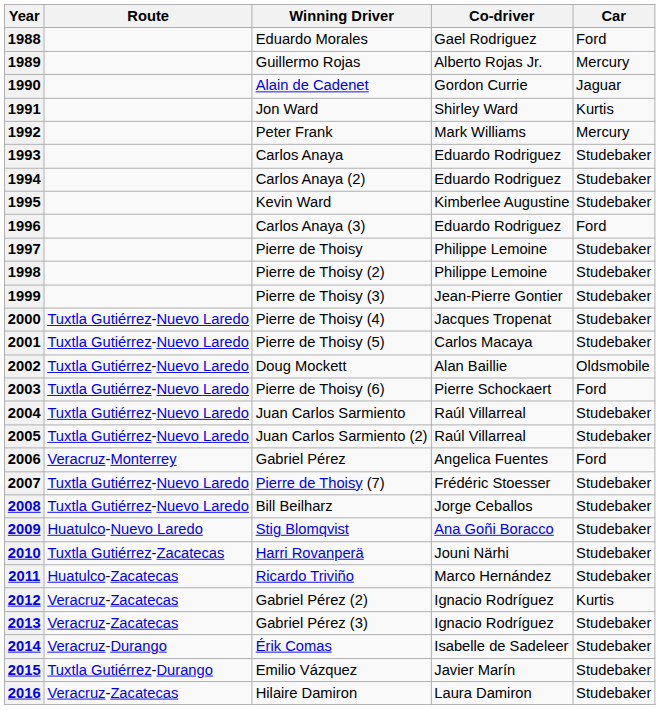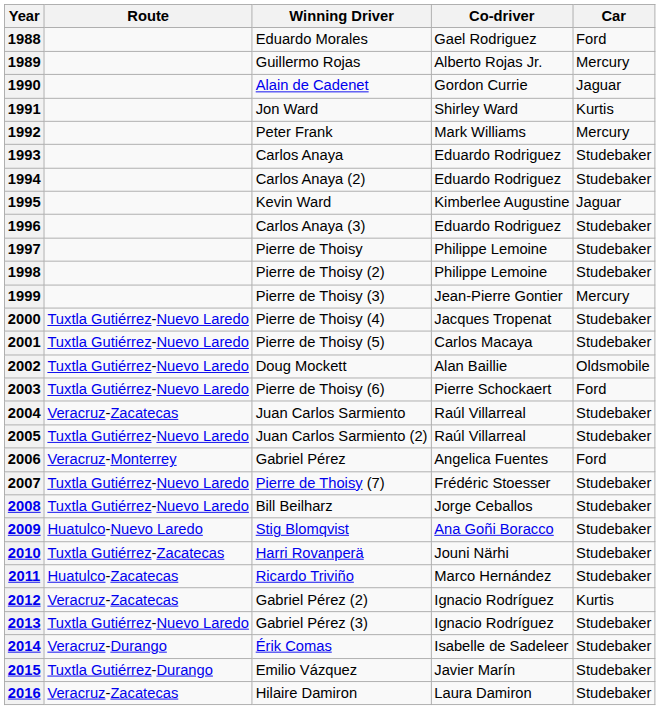(614, 202) Studebaker -> (599, 202) Jaguar
(591, 226) Ford -> (614, 226) Studebaker
(614, 296) Studebaker -> (603, 296) Mercury
(148, 413) Tuxtla Gutiérrez-Nuevo Laredo -> (113, 413) Veracruz-Zacatecas
(113, 623) Veracruz-Zacatecas -> (148, 623) Tuxtla Gutiérrez-Nuevo Laredo
